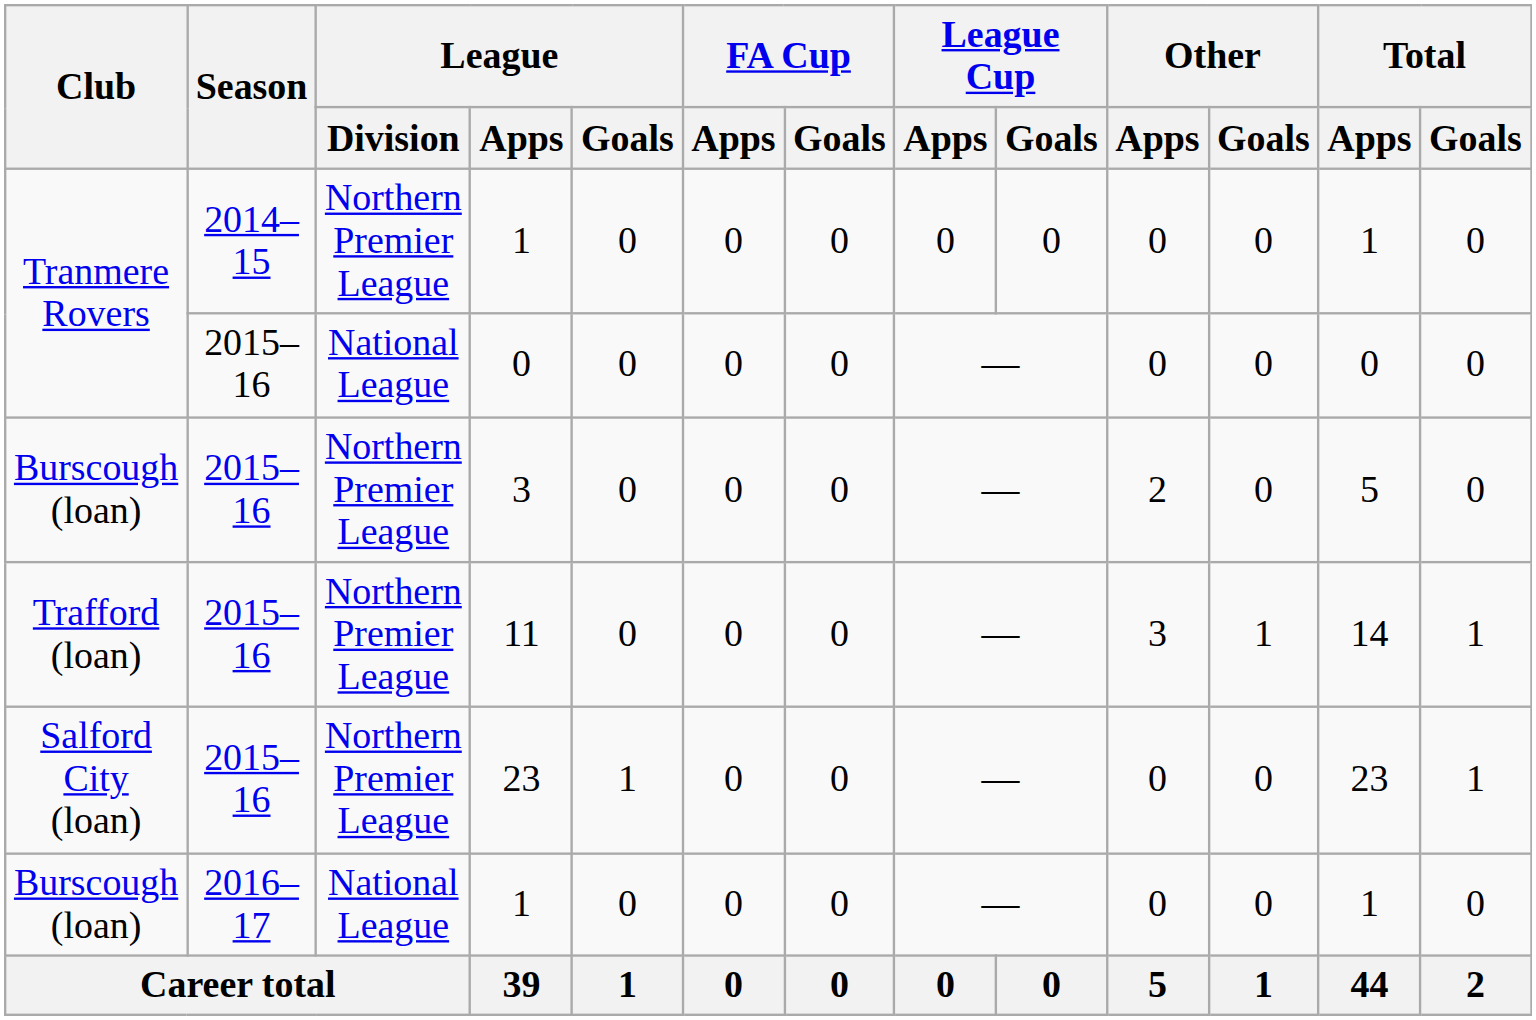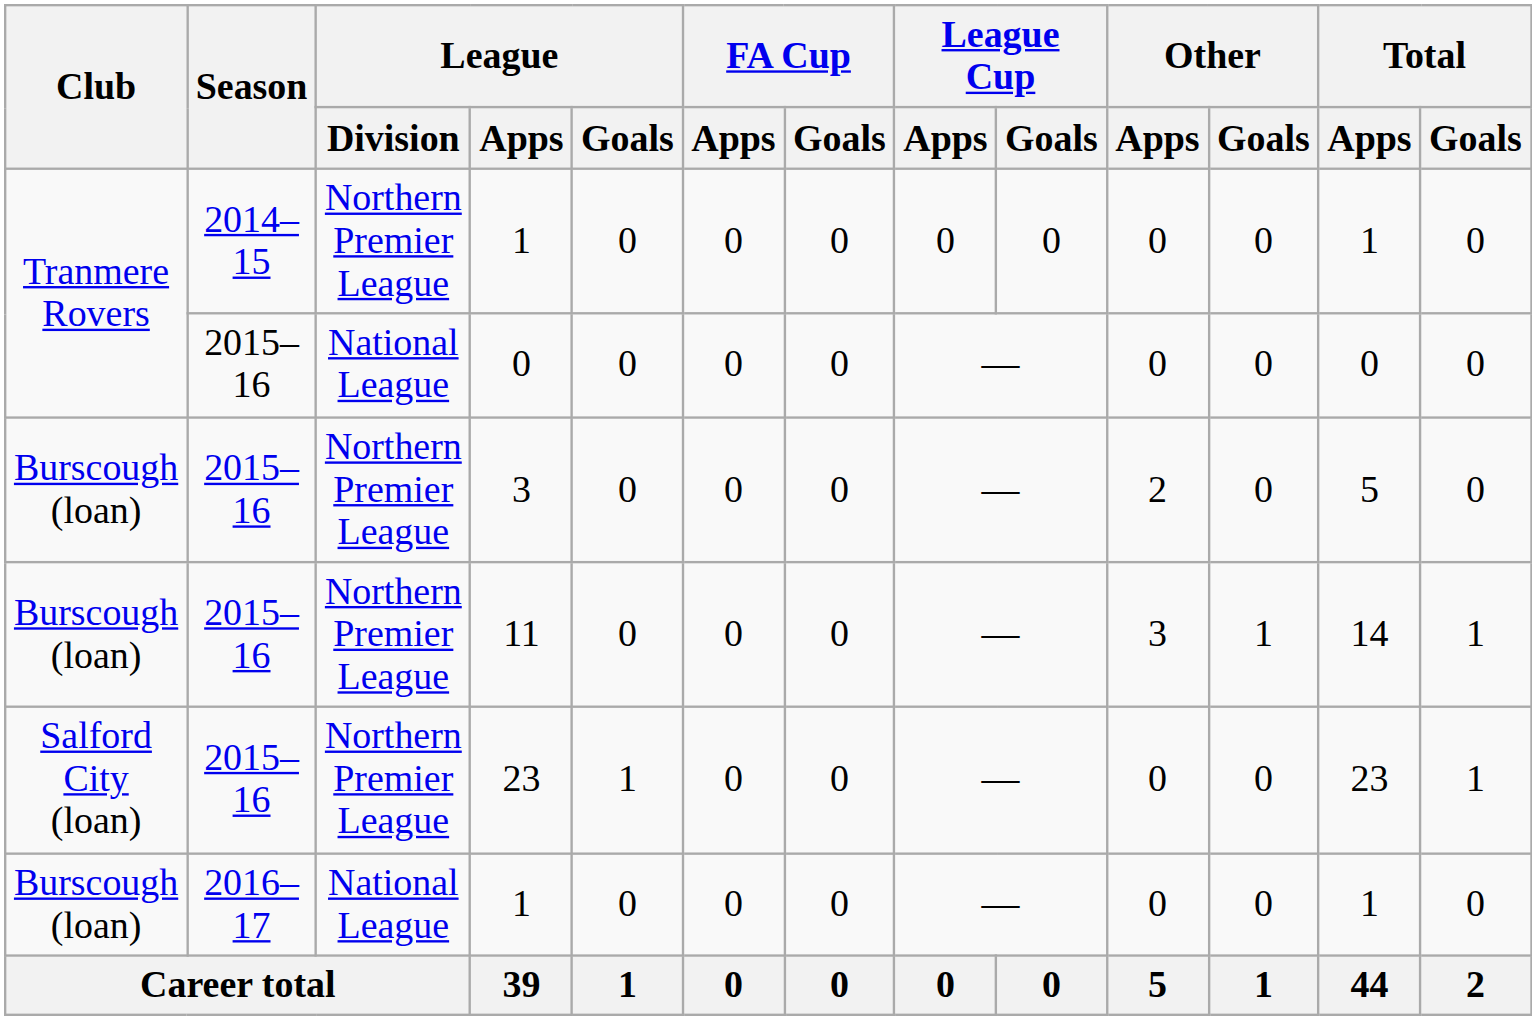(96, 633) Trafford (loan) -> (96, 633) Burscough (loan)
